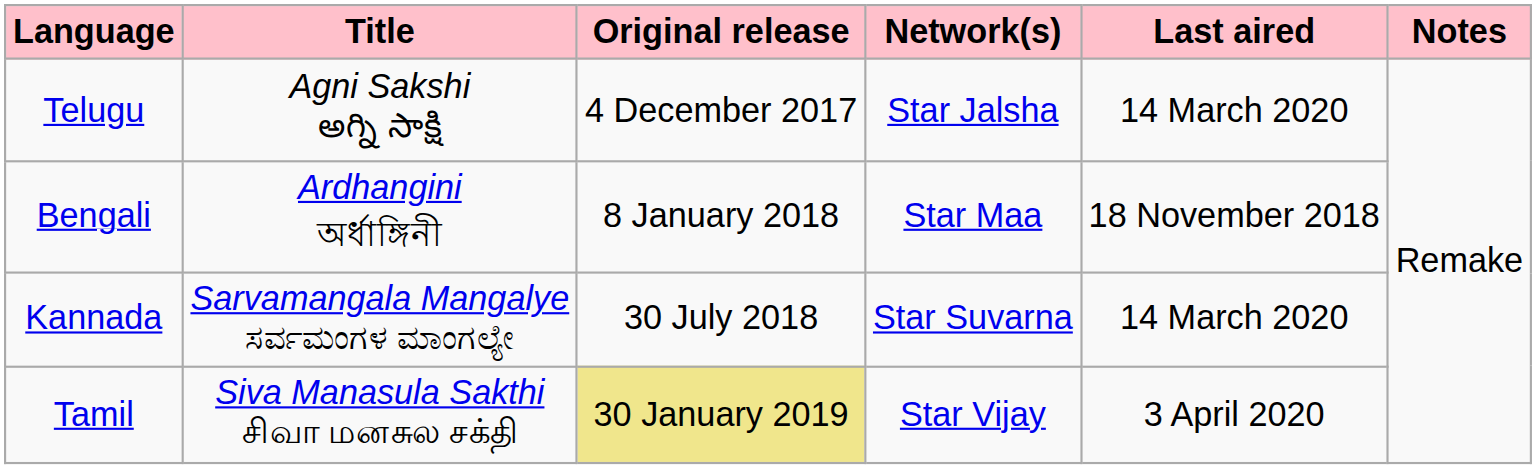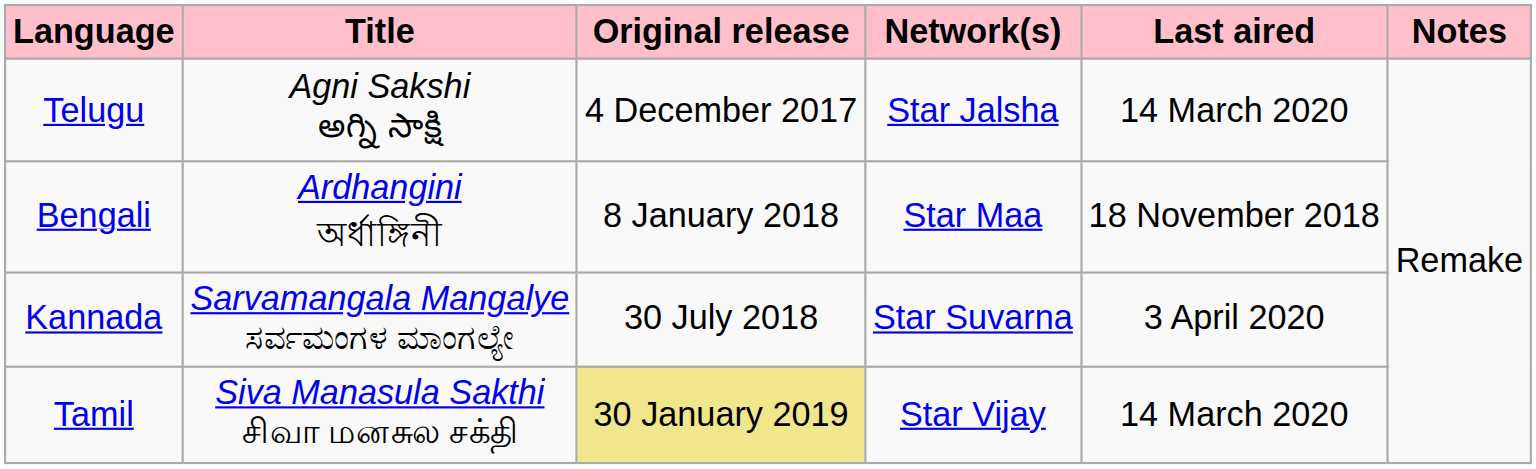(1234, 318) 14 March 2020 -> (1234, 318) 3 April 2020
(1234, 413) 3 April 2020 -> (1234, 413) 14 March 2020
